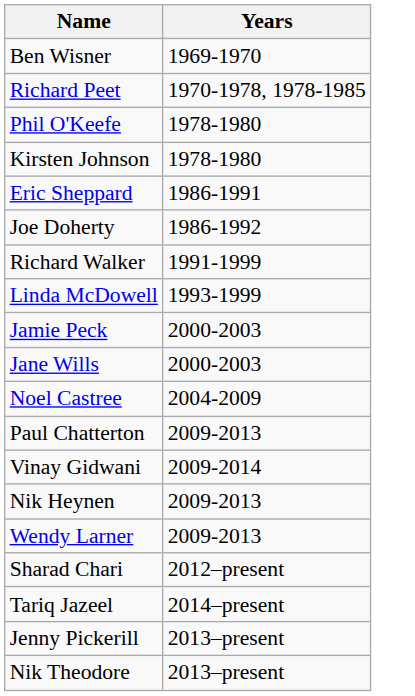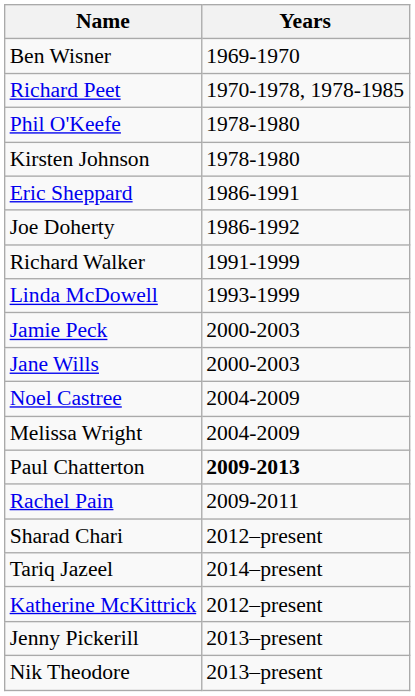+ row: (76, 432)
(215, 432) normal -> (253, 466) bold
- row: (75, 466)
- row: (62, 501)
- row: (71, 535)
+ row: (62, 501)
+ row: (103, 603)
